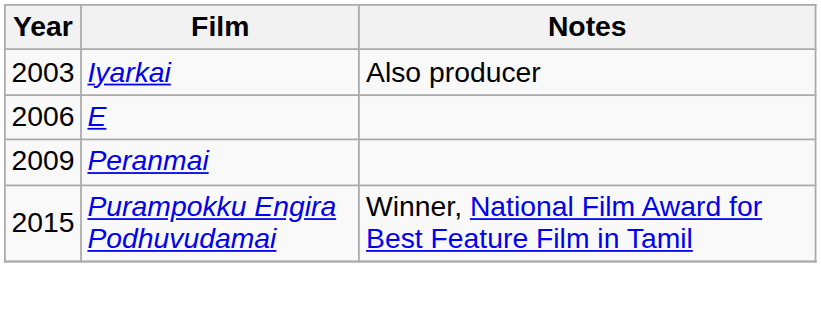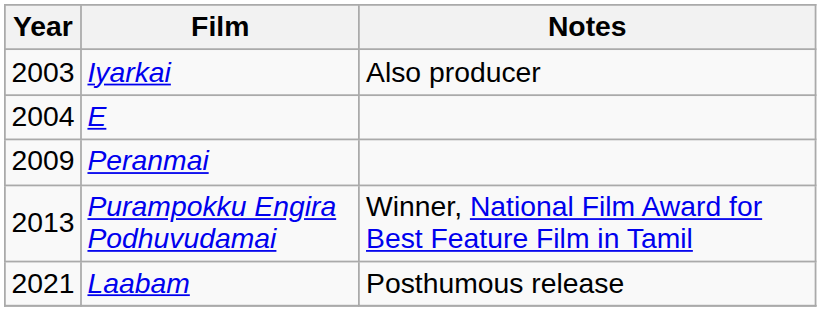(43, 116) 2006 -> (43, 116) 2004
(43, 222) 2015 -> (43, 222) 2013
+ row: (139, 283)
